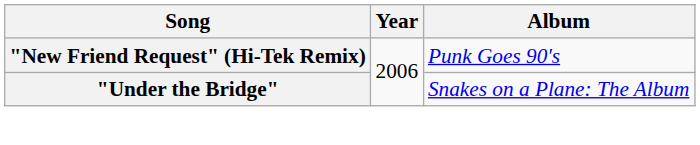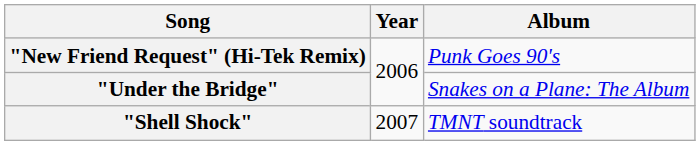+ row: (188, 122)
